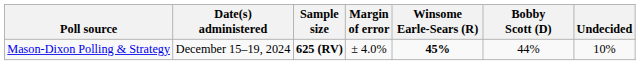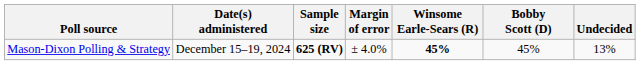(528, 49) 44% -> (528, 49) 45%
(604, 49) 10% -> (604, 49) 13%
